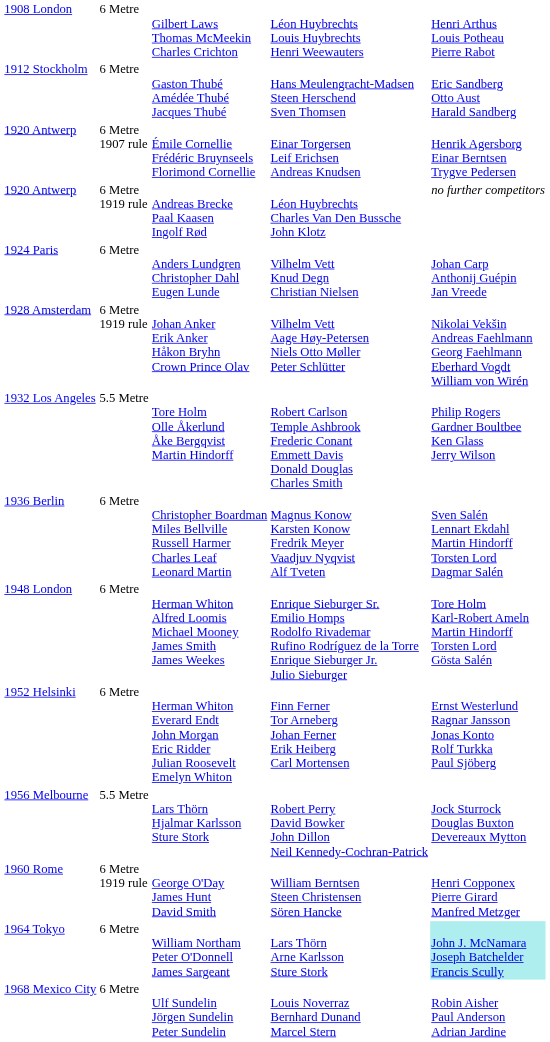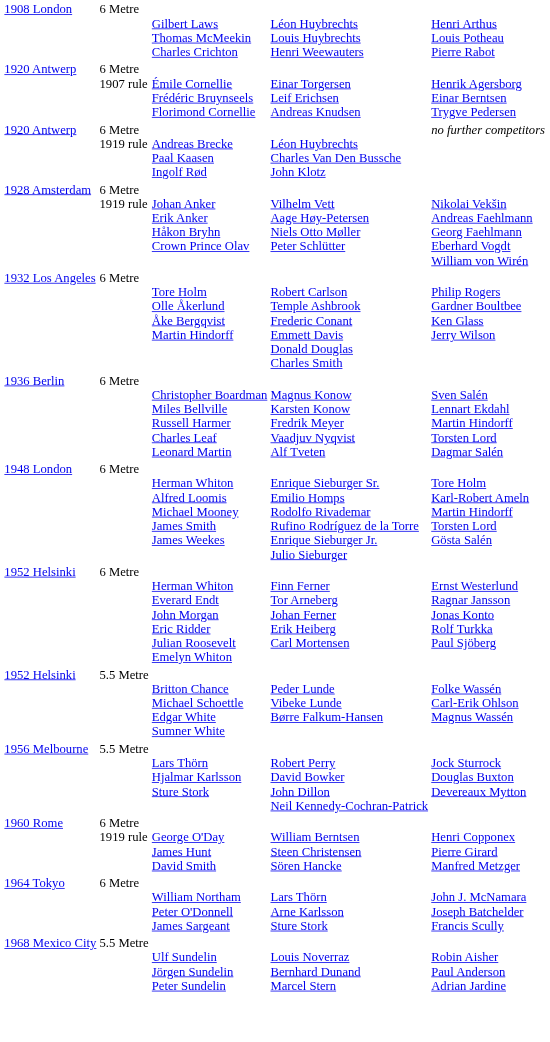- row: (190, 98)
- row: (196, 278)
(124, 398) 5.5 Metre -> (119, 278) 6 Metre
+ row: (198, 710)
(479, 957) paleturquoise background -> (479, 911) no background
(119, 989) 6 Metre -> (124, 943) 5.5 Metre
